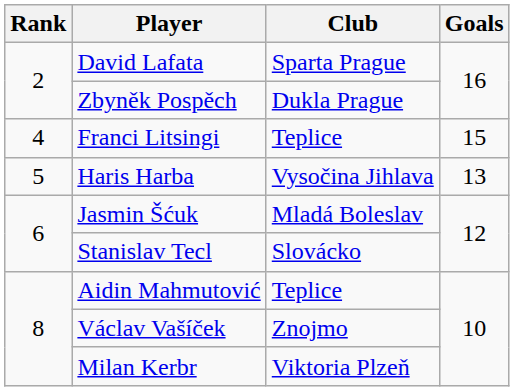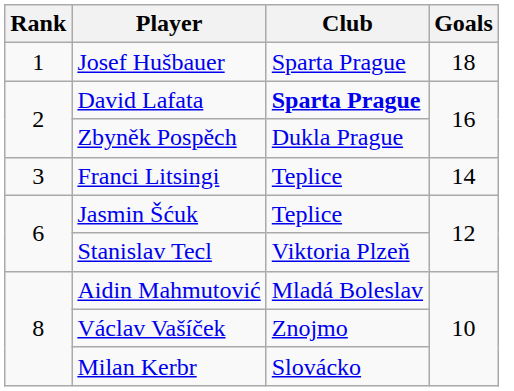+ row: (151, 61)
(339, 61) normal -> (346, 99) bold
(38, 137) 4 -> (38, 175) 3
(474, 137) 15 -> (463, 175) 14
- row: (136, 175)
(347, 213) Mladá Boleslav -> (307, 213) Teplice
(316, 251) Slovácko -> (341, 251) Viktoria Plzeň
(307, 289) Teplice -> (347, 289) Mladá Boleslav
(341, 366) Viktoria Plzeň -> (316, 366) Slovácko
